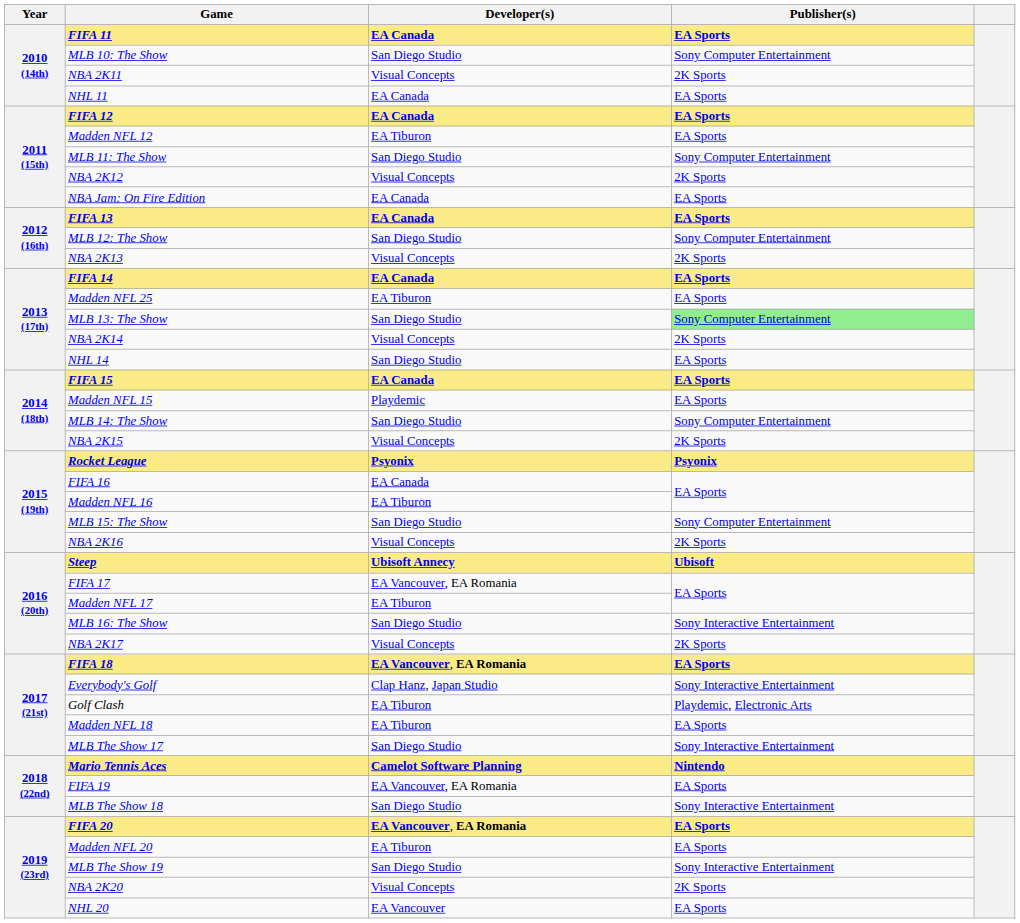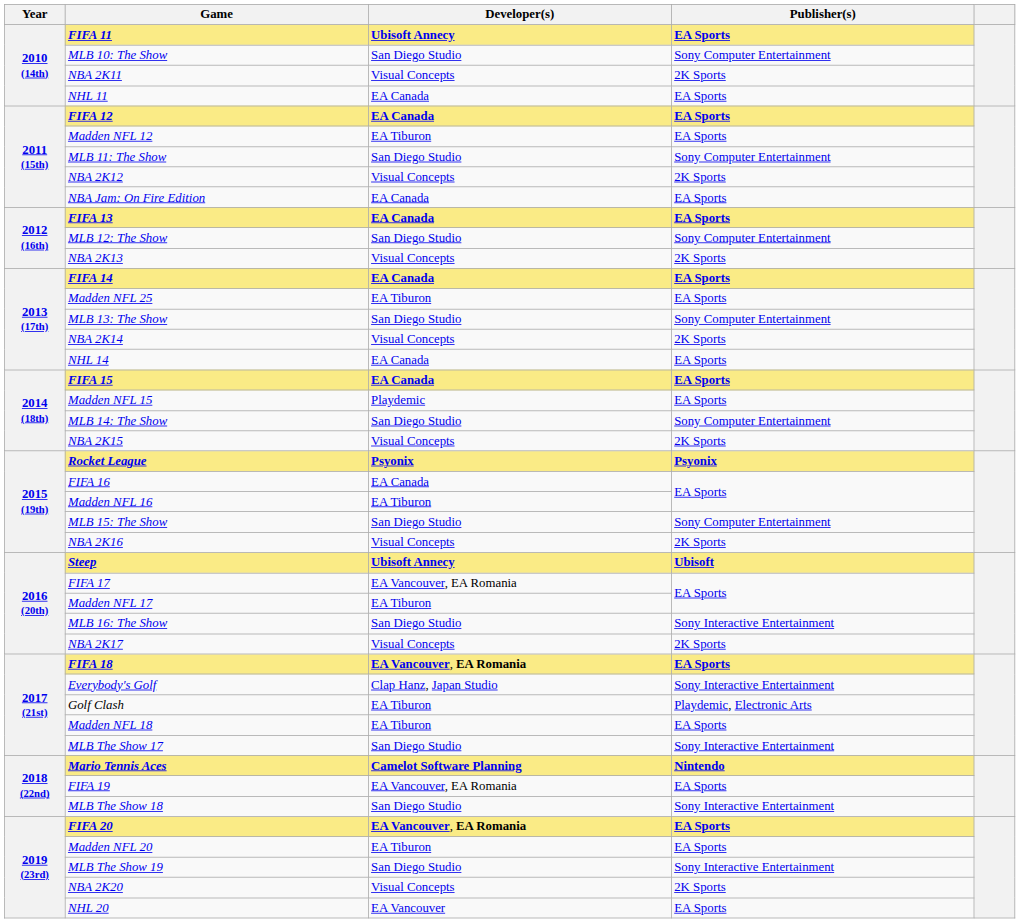(403, 34) EA Canada -> (413, 34) Ubisoft Annecy
(752, 319) lightgreen background -> (752, 319) no background
(416, 359) San Diego Studio -> (400, 359) EA Canada
